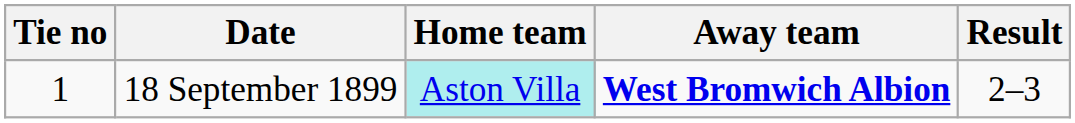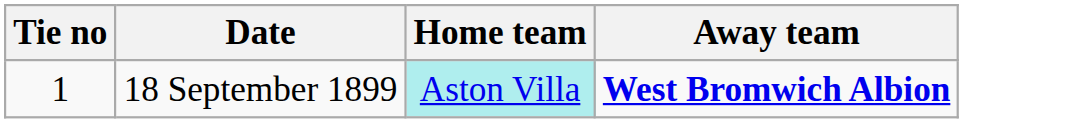- column: (1014, 32)
